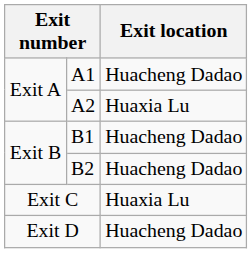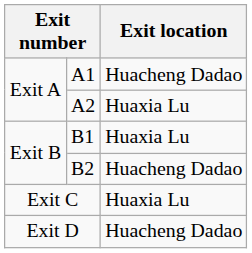(174, 136) Huacheng Dadao -> (147, 136) Huaxia Lu
